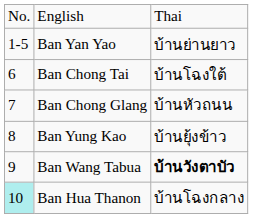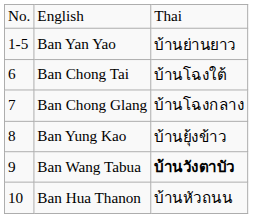(193, 105) บ้านหัวถนน -> (199, 105) บ้านโฉงกลาง
(16, 197) paleturquoise background -> (16, 197) no background
(199, 198) บ้านโฉงกลาง -> (193, 198) บ้านหัวถนน
